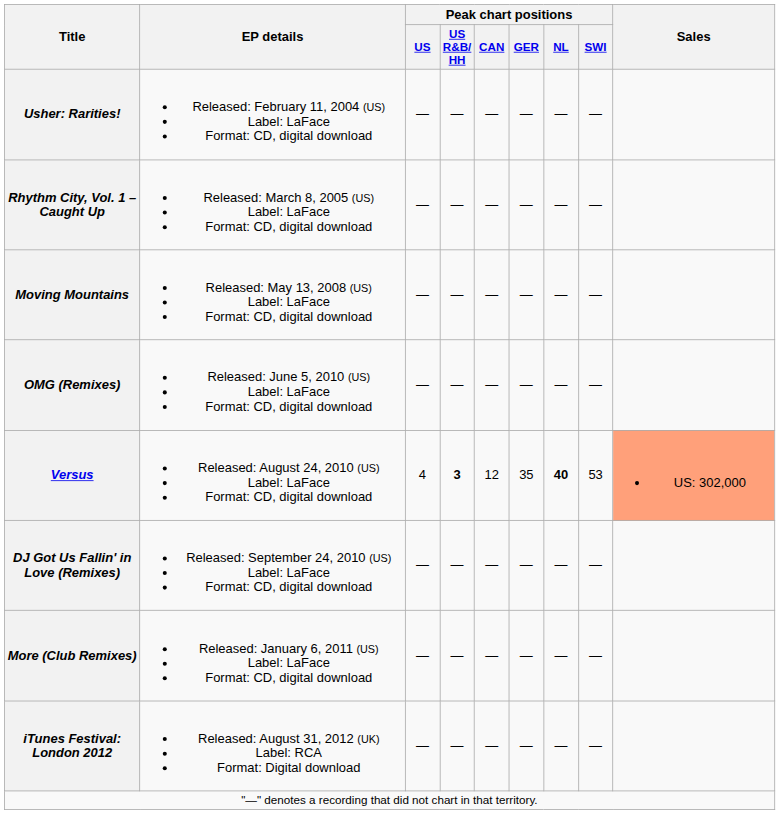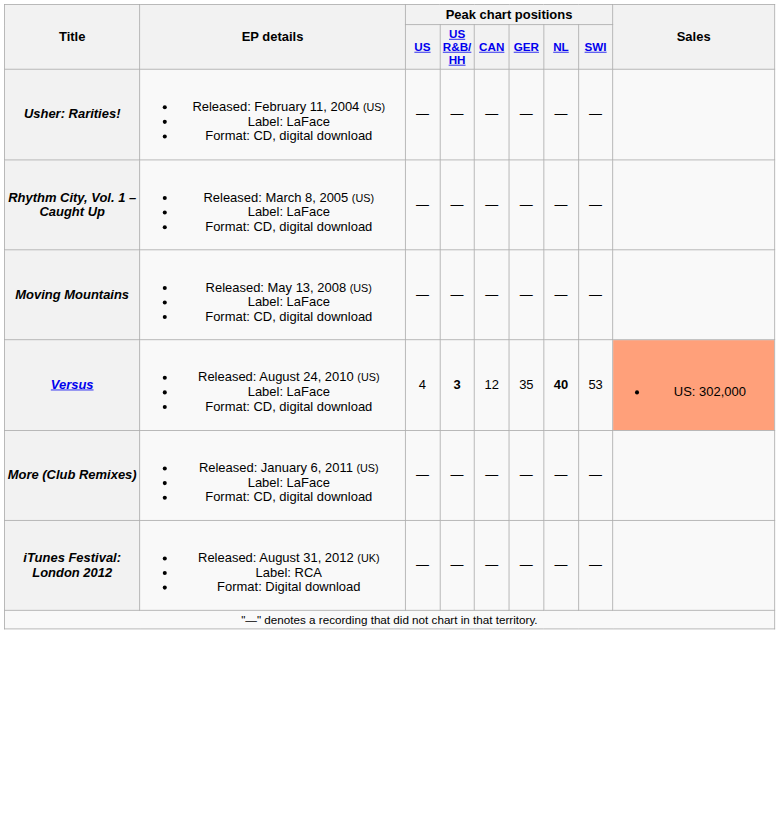- row: (72, 385)
- row: (72, 565)
